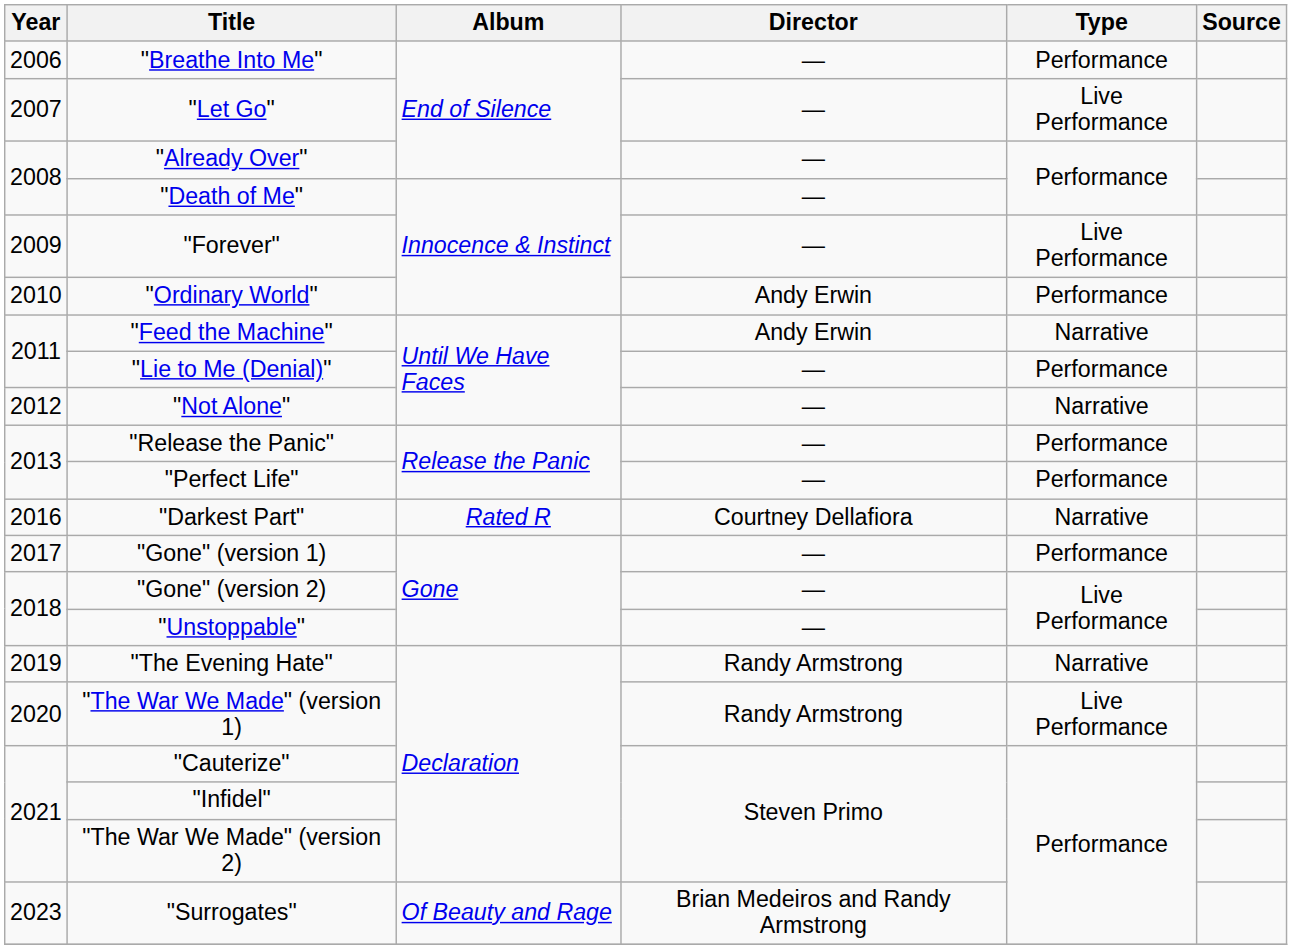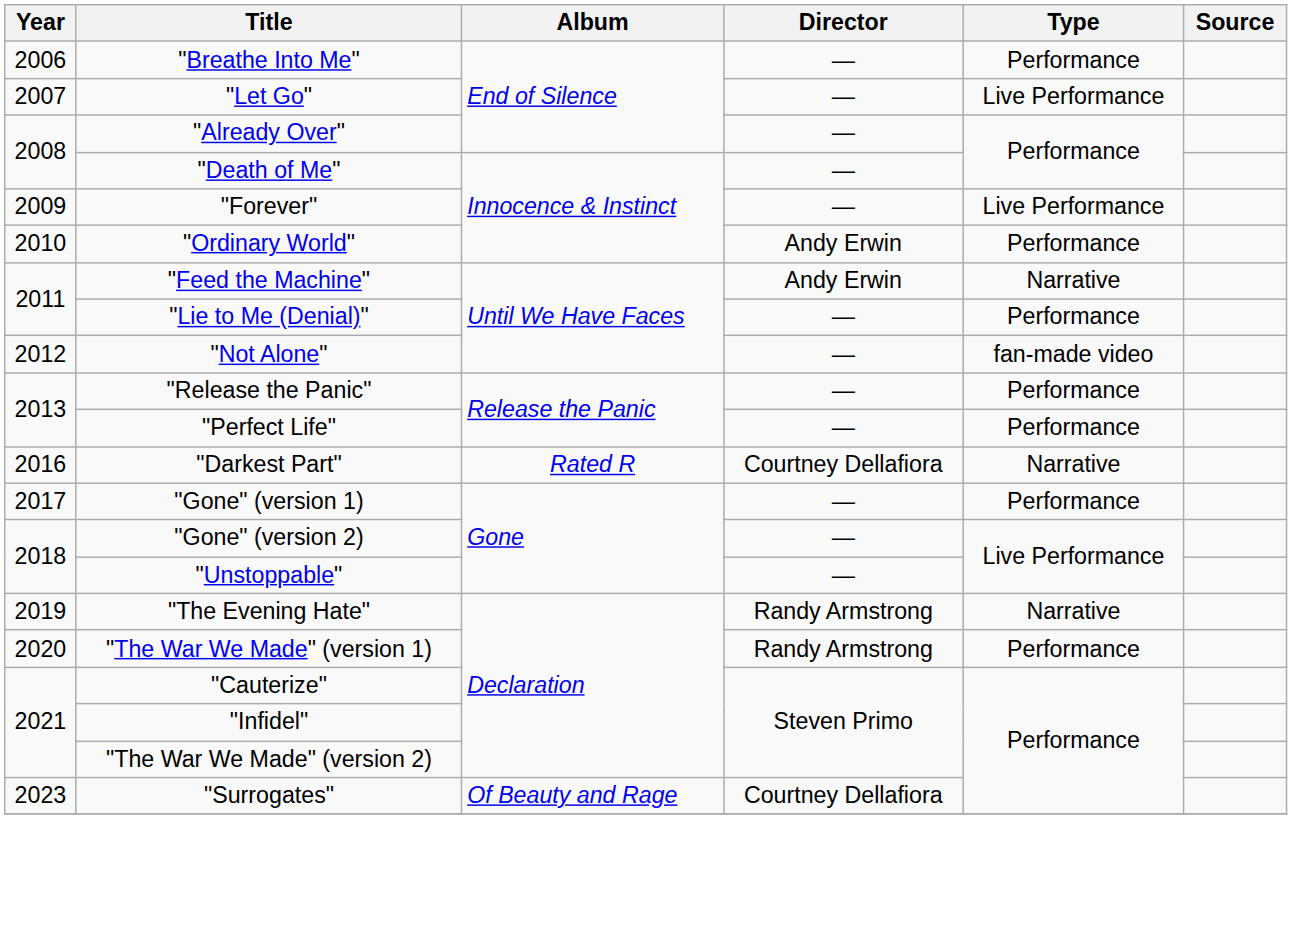(1102, 406) Narrative -> (1073, 354) fan-made video
(1102, 713) Live Performance -> (1073, 648) Performance
(813, 913) Brian Medeiros and Randy Armstrong -> (843, 795) Courtney Dellafiora
